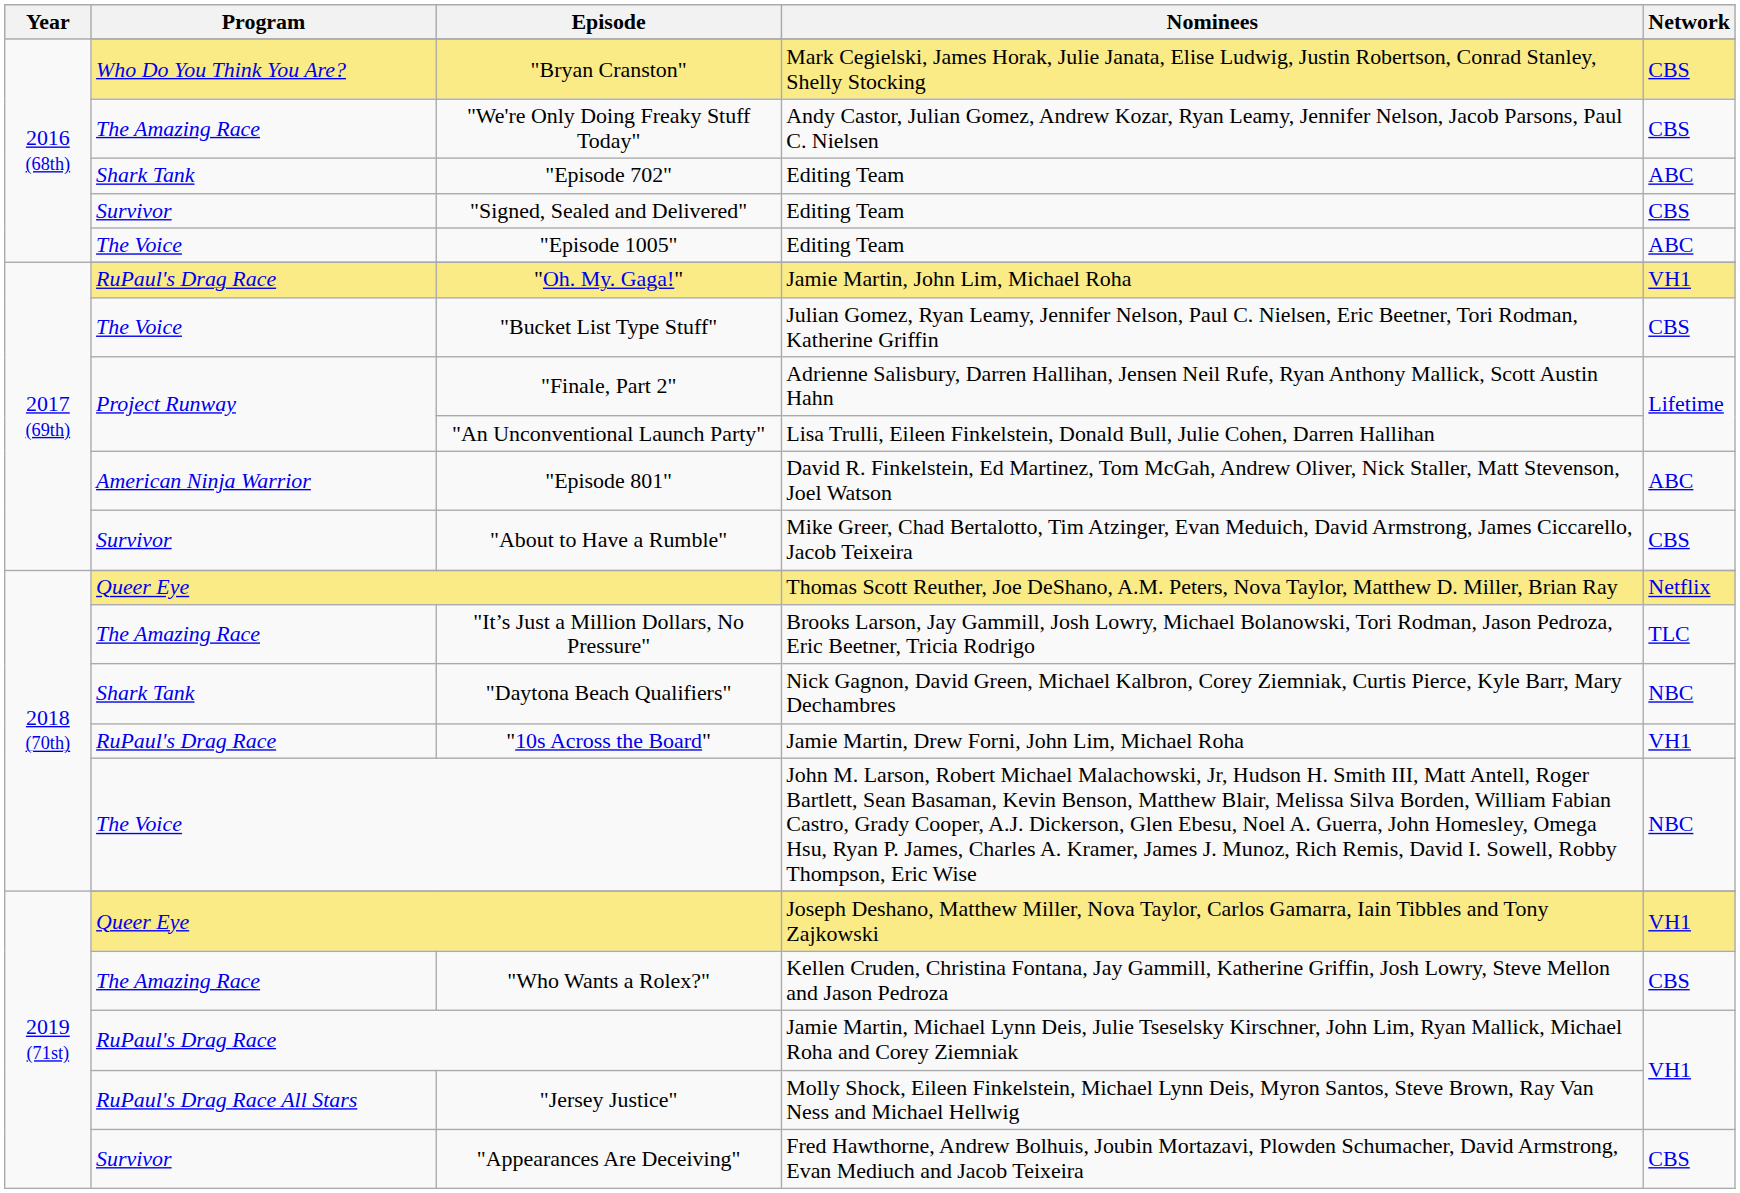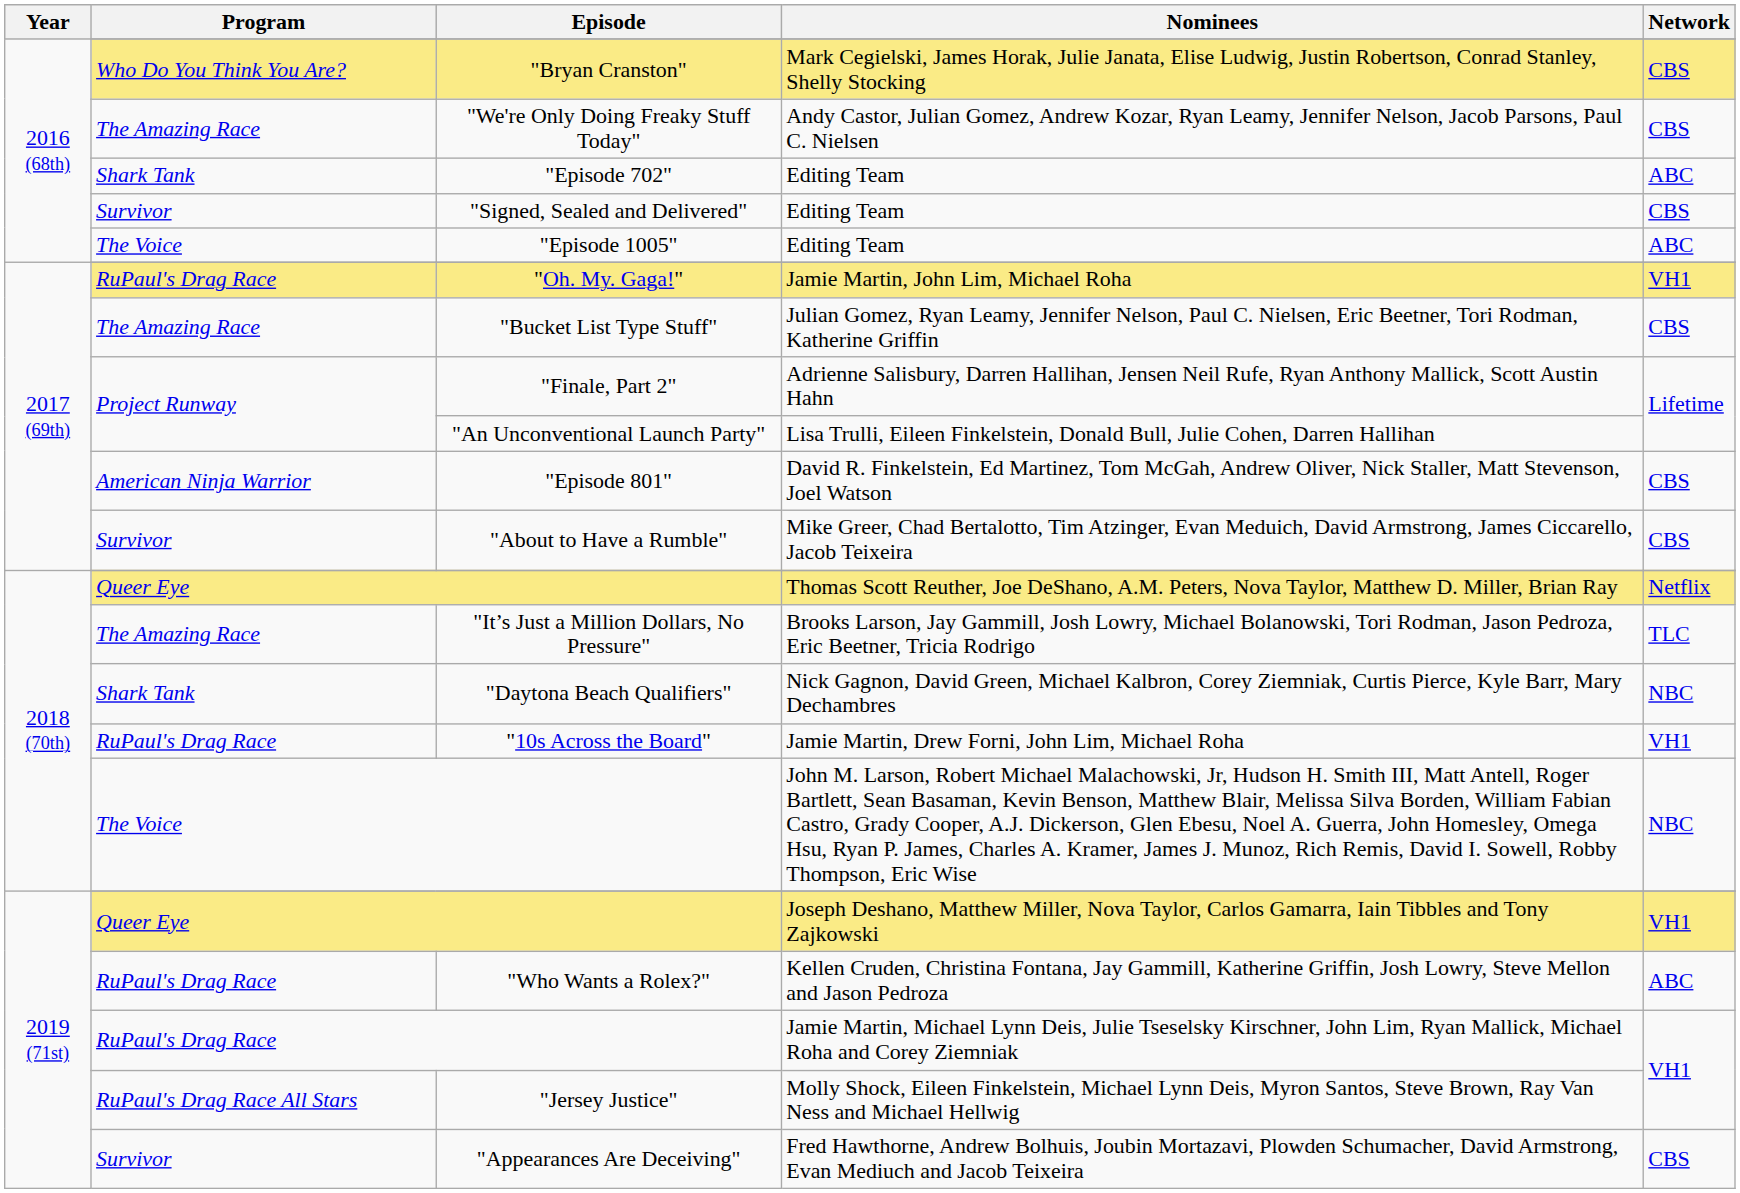(139, 326) The Voice -> (178, 326) The Amazing Race
(1671, 480) ABC -> (1669, 480) CBS
(178, 980) The Amazing Race -> (186, 980) RuPaul's Drag Race
(1669, 980) CBS -> (1671, 980) ABC
